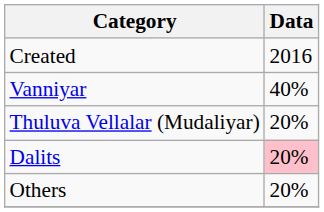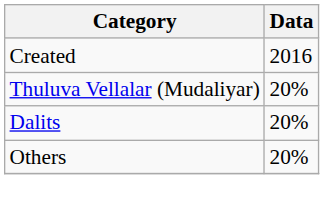- row: (48, 88)
(289, 156) pink background -> (289, 122) no background
